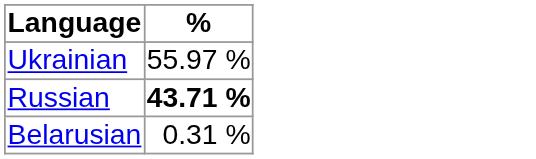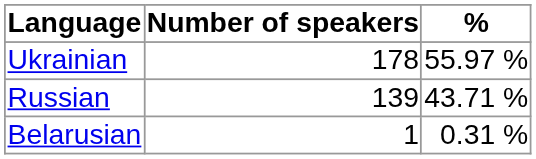+ column: (283, 23)
(199, 97) bold -> (476, 97) normal
